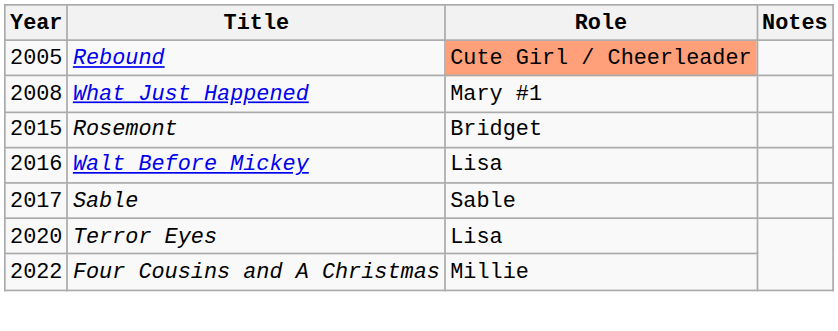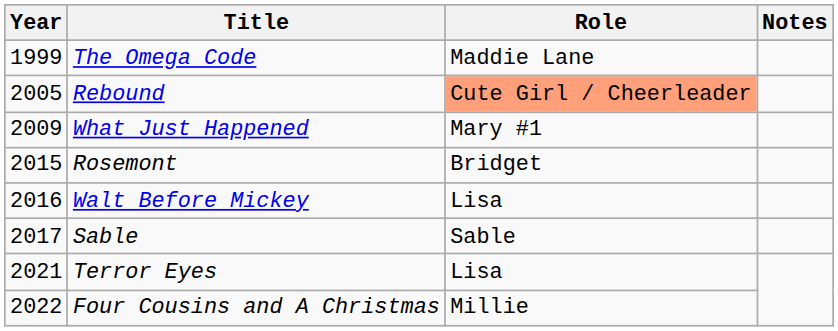+ row: (165, 58)
(36, 94) 2008 -> (36, 129) 2009
(36, 236) 2020 -> (36, 272) 2021
